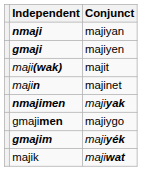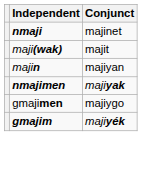(105, 31) majiyan -> (103, 31) majinet
- row: (27, 49)
(103, 85) majinet -> (105, 67) majiyan
- row: (25, 157)
